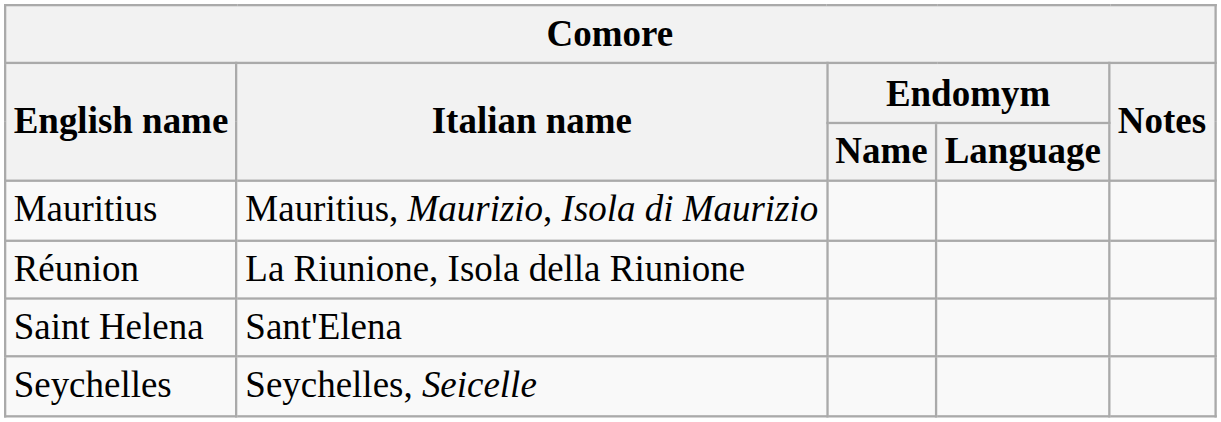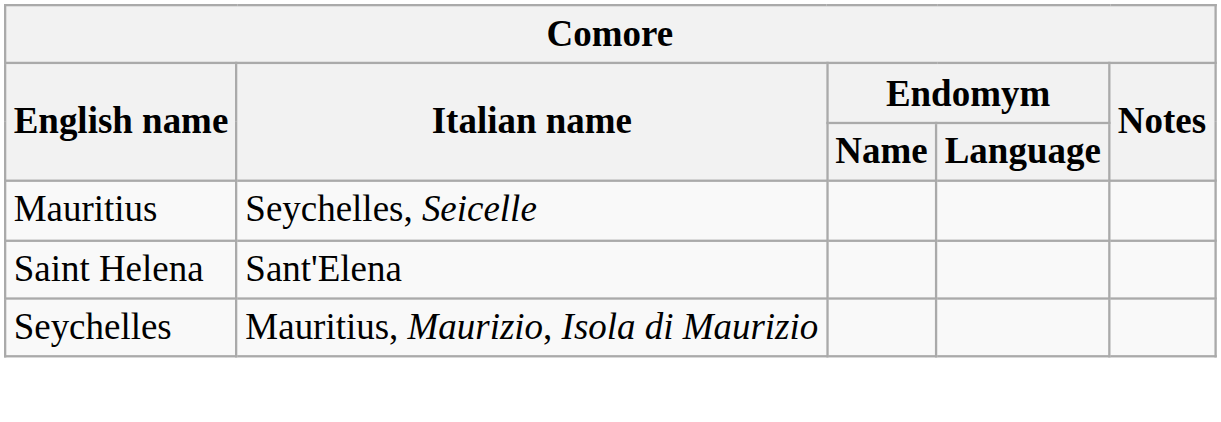(532, 209) Mauritius, Maurizio, Isola di Maurizio -> (391, 209) Seychelles, Seicelle
- row: (76, 268)
(391, 385) Seychelles, Seicelle -> (532, 326) Mauritius, Maurizio, Isola di Maurizio
